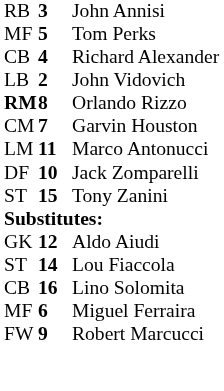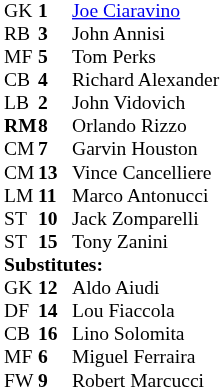+ row: (126, 10)
+ row: (142, 172)
(17, 172) DF -> (15, 218) ST
(15, 264) ST -> (17, 310) DF
